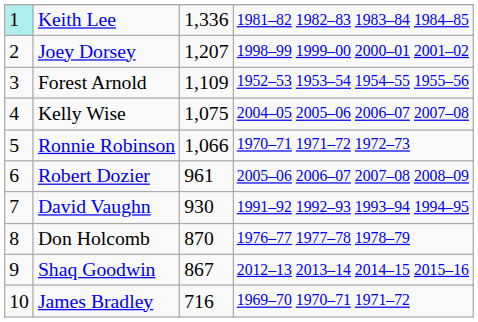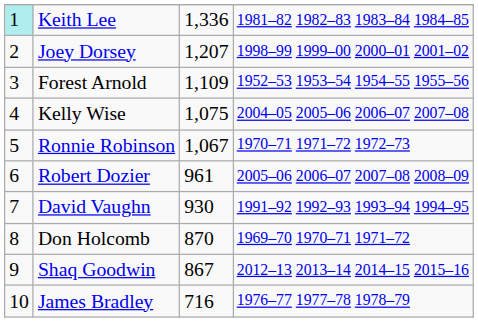(206, 144) 1,066 -> (206, 144) 1,067
(323, 238) 1976–77 1977–78 1978–79 -> (323, 238) 1969–70 1970–71 1971–72
(323, 301) 1969–70 1970–71 1971–72 -> (323, 301) 1976–77 1977–78 1978–79
